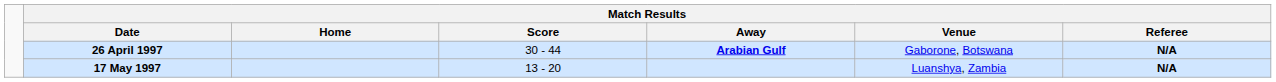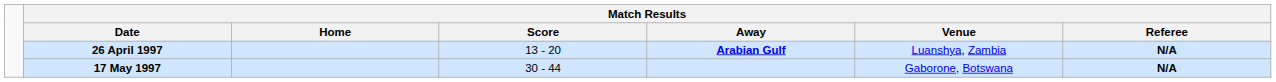(543, 50) 30 - 44 -> (543, 50) 13 - 20
(959, 50) Gaborone, Botswana -> (959, 50) Luanshya, Zambia
(543, 68) 13 - 20 -> (543, 68) 30 - 44
(959, 68) Luanshya, Zambia -> (959, 68) Gaborone, Botswana
